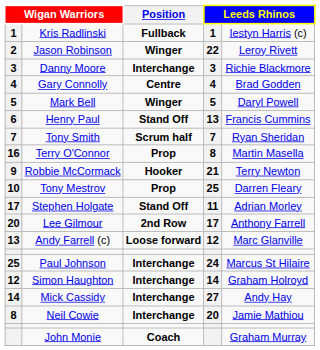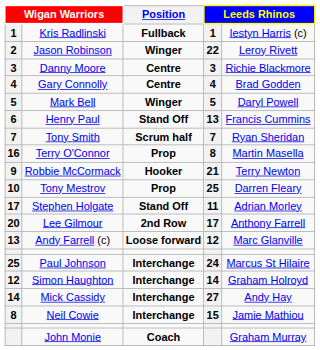(164, 67) Interchange -> (164, 67) Centre
(213, 315) 20 -> (213, 315) 15
